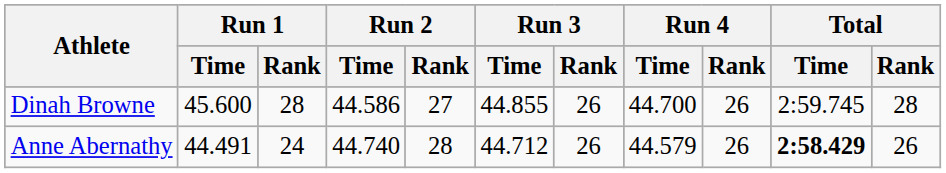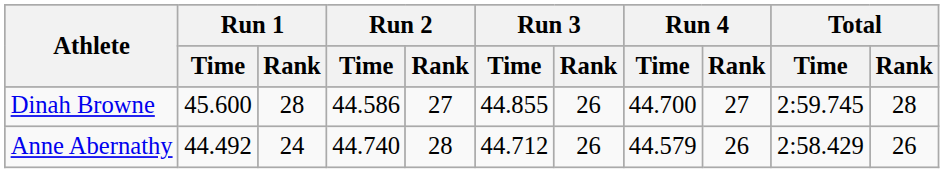(737, 106) 26 -> (737, 106) 27
(218, 147) 44.491 -> (218, 147) 44.492
(821, 147) bold -> (820, 147) normal
